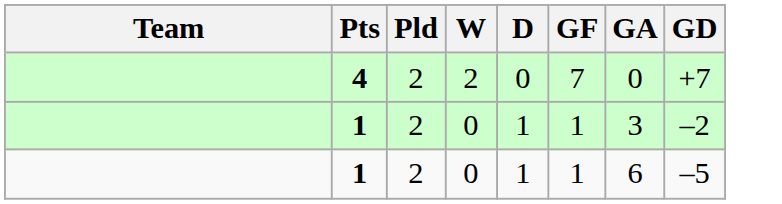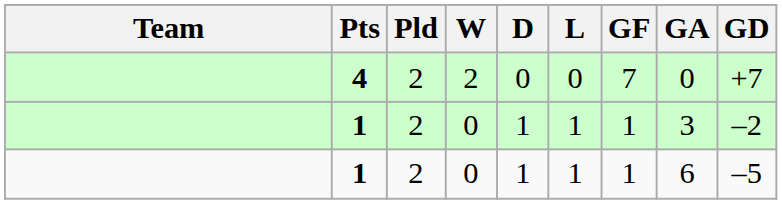+ column: (575, 28)
